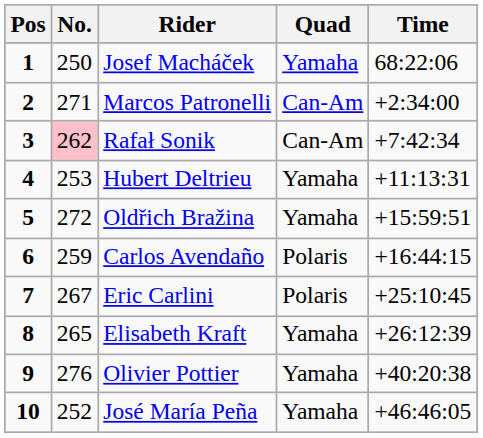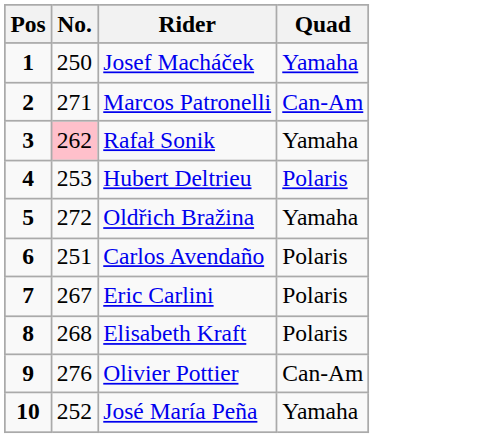- column: (423, 23)
(323, 139) Can-Am -> (320, 139) Yamaha
(320, 178) Yamaha -> (315, 178) Polaris
(74, 256) 259 -> (74, 256) 251
(74, 334) 265 -> (74, 334) 268
(320, 334) Yamaha -> (315, 334) Polaris
(320, 372) Yamaha -> (323, 372) Can-Am
